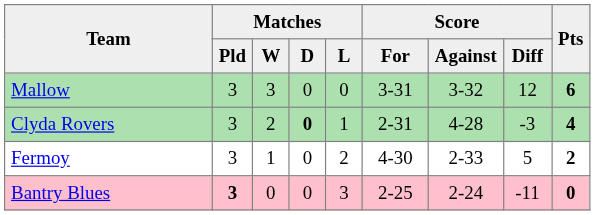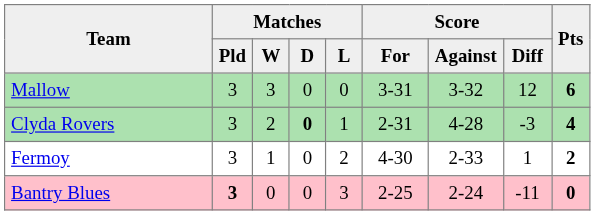(527, 158) 5 -> (527, 158) 1
